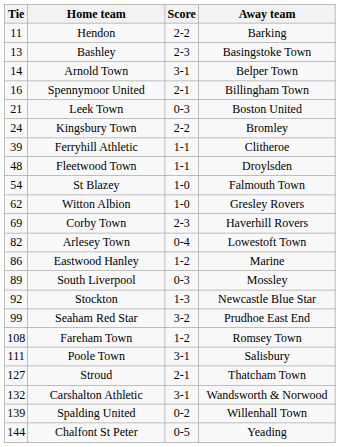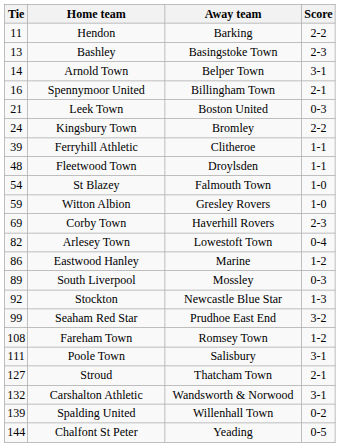columns swapped: (182, 14) <-> (267, 14)
(16, 204) 62 -> (16, 204) 59
